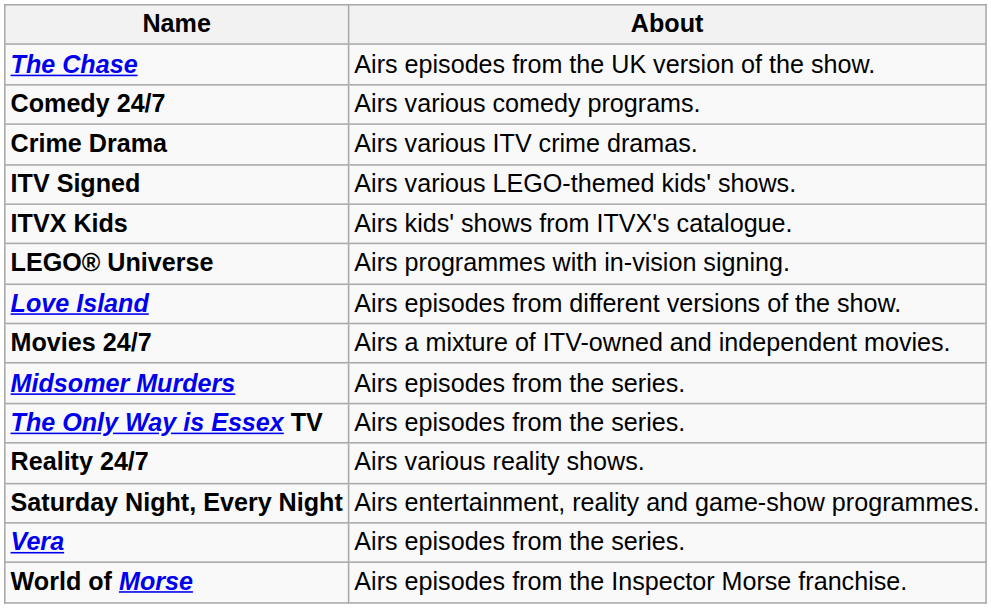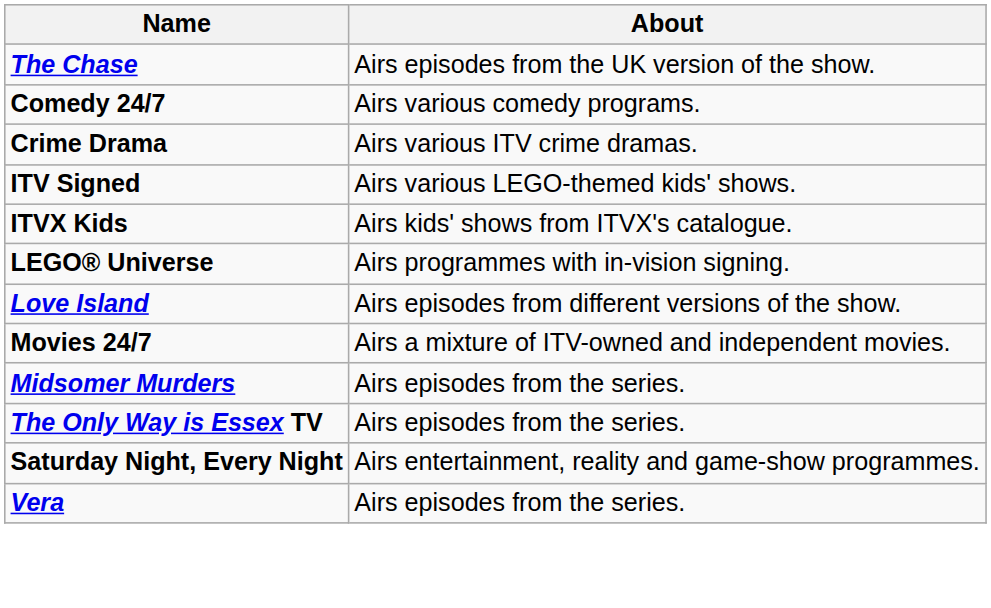- row: (80, 462)
- row: (102, 582)
